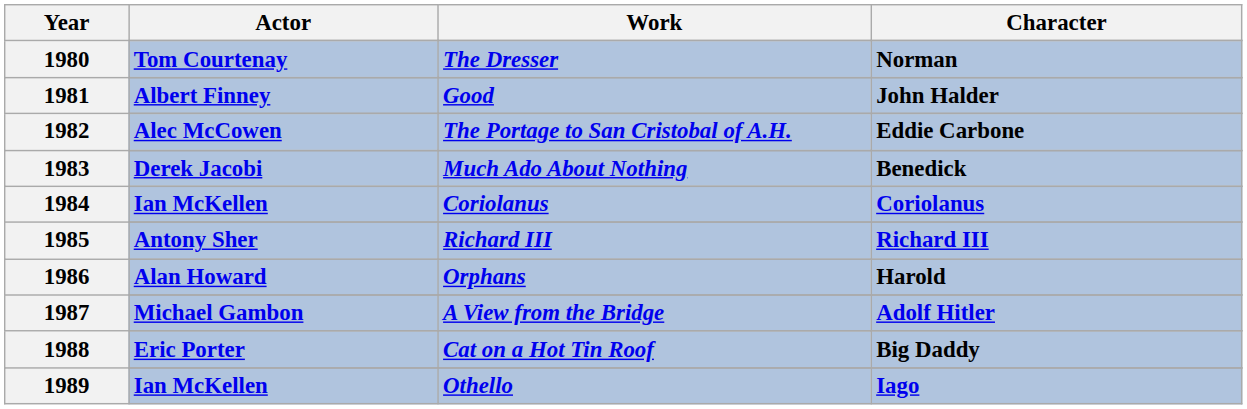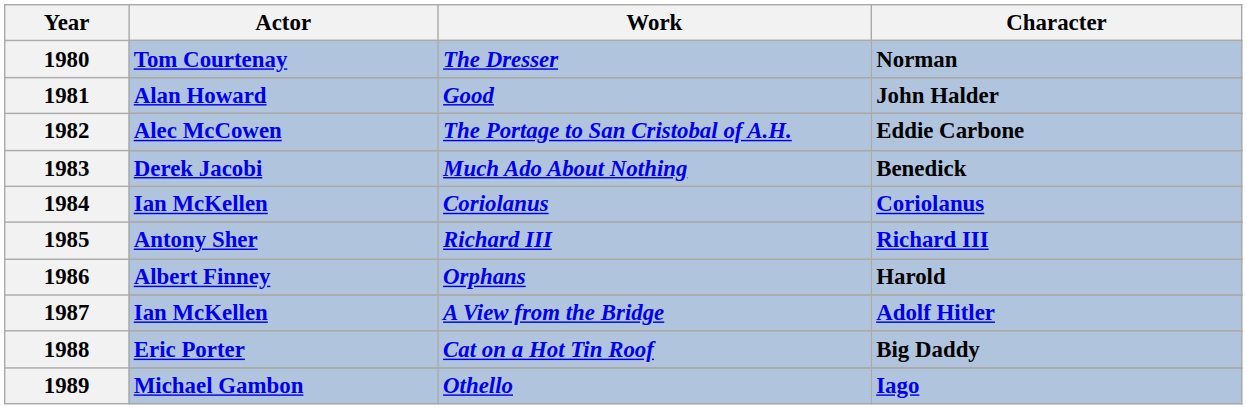(202, 95) Albert Finney -> (200, 95) Alan Howard
(200, 276) Alan Howard -> (202, 276) Albert Finney
(219, 312) Michael Gambon -> (201, 312) Ian McKellen
(201, 385) Ian McKellen -> (219, 385) Michael Gambon
